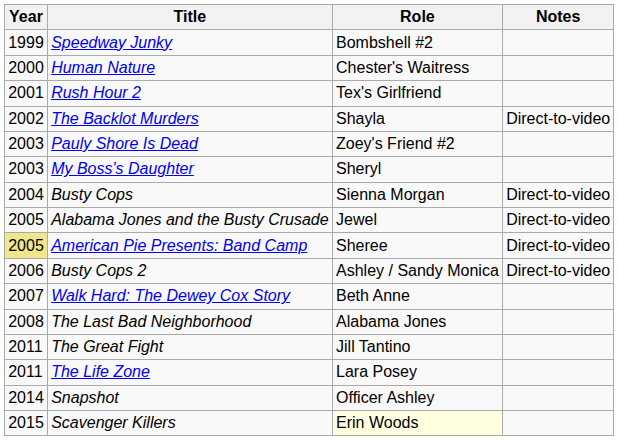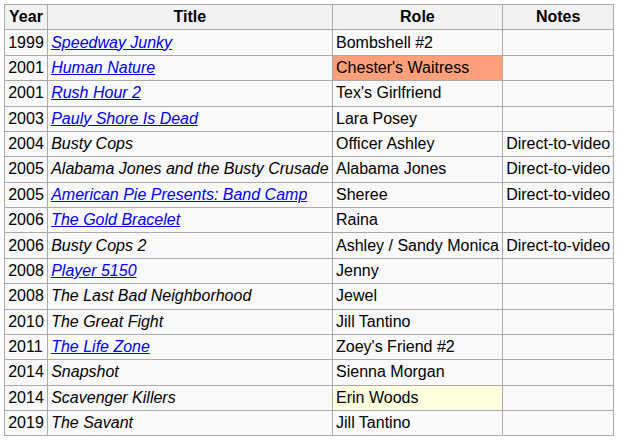(26, 67) 2000 -> (26, 67) 2001
(403, 67) no background -> (403, 67) lightsalmon background
- row: (125, 118)
(395, 144) Zoey's Friend #2 -> (376, 118) Lara Posey
- row: (122, 169)
(390, 194) Sienna Morgan -> (385, 144) Officer Ashley
(356, 220) Jewel -> (391, 169) Alabama Jones
(26, 245) khaki background -> (26, 194) no background
+ row: (116, 220)
- row: (171, 296)
+ row: (94, 270)
(391, 321) Alabama Jones -> (356, 296) Jewel
(25, 347) 2011 -> (26, 321) 2010
(376, 372) Lara Posey -> (395, 347) Zoey's Friend #2
(385, 397) Officer Ashley -> (390, 372) Sienna Morgan
(26, 423) 2015 -> (26, 397) 2014
+ row: (92, 423)
